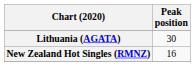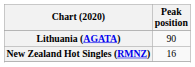(171, 38) 30 -> (171, 38) 90
